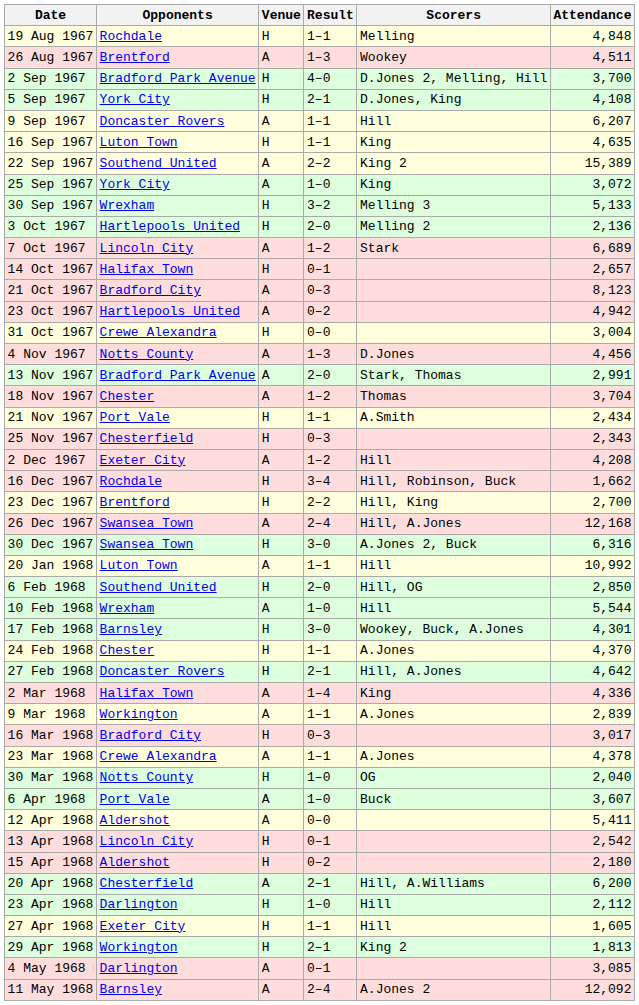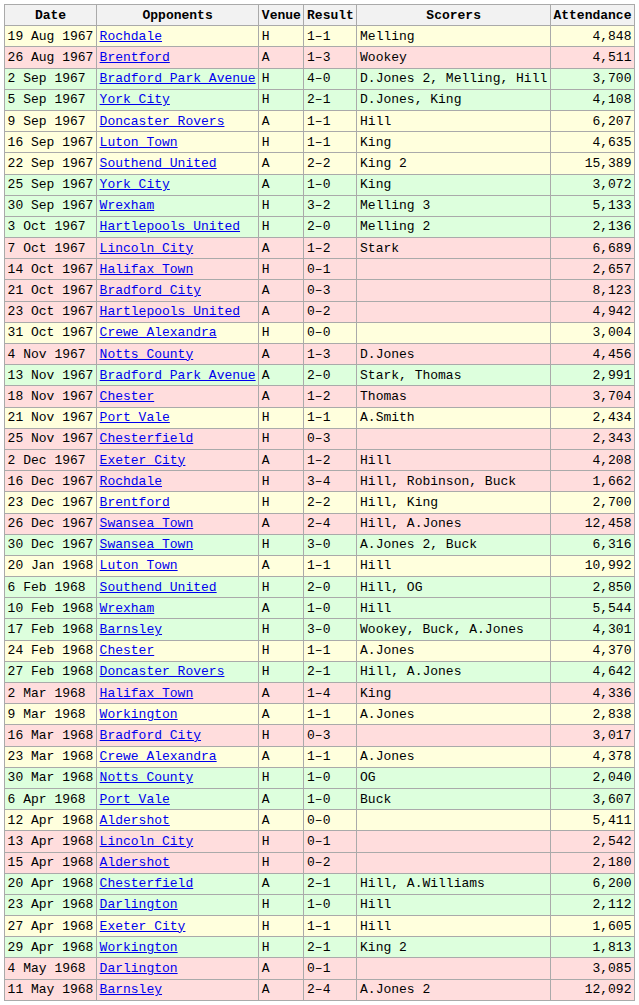(608, 524) 12,168 -> (608, 524) 12,458
(612, 714) 2,839 -> (612, 714) 2,838
